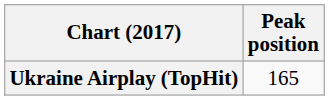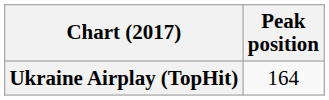(283, 77) 165 -> (283, 77) 164
